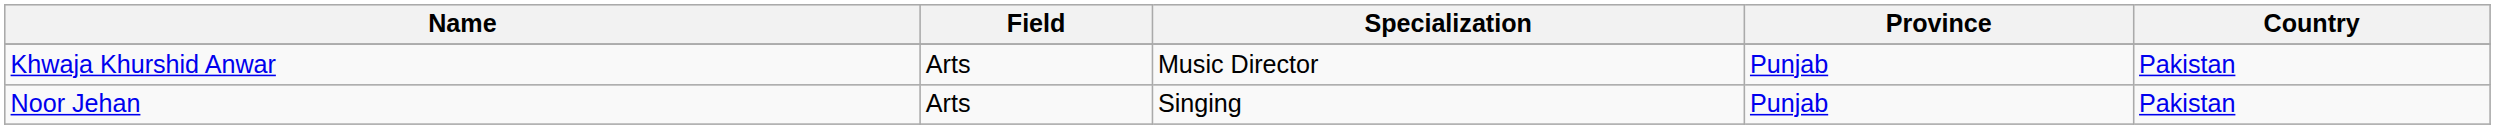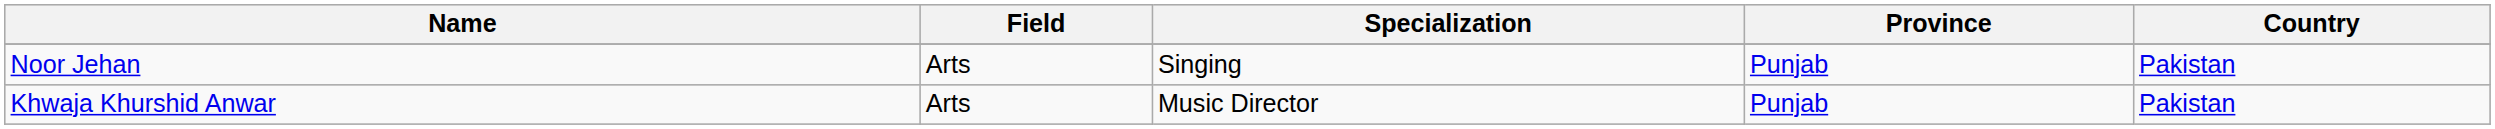rows swapped: (76, 104) <-> (143, 64)
